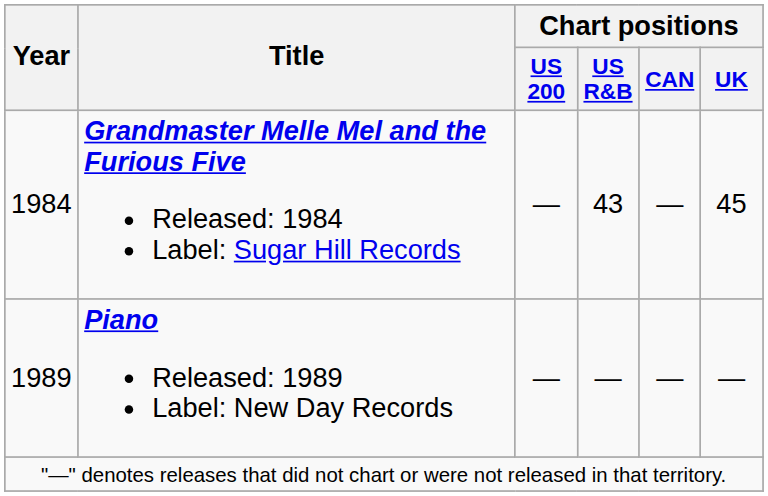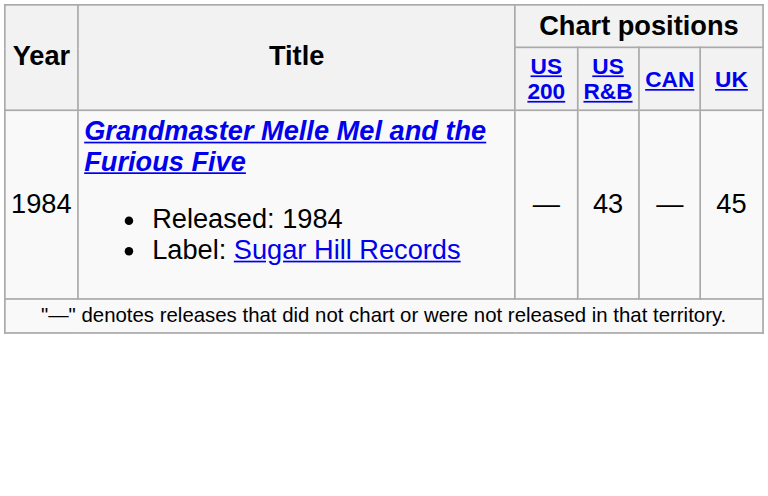- row: (297, 365)
